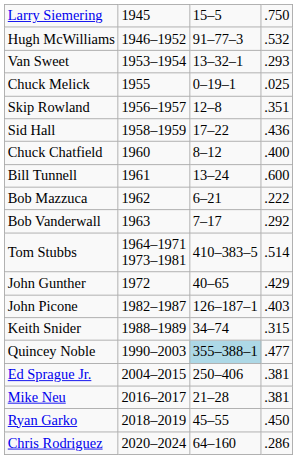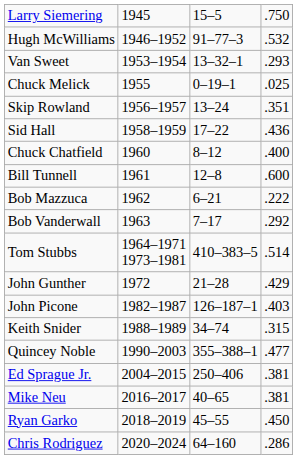(207, 107) 12–8 -> (211, 107) 13–24
(211, 175) 13–24 -> (207, 175) 12–8
(211, 283) 40–65 -> (211, 283) 21–28
(225, 351) lightblue background -> (225, 351) no background
(211, 397) 21–28 -> (211, 397) 40–65
